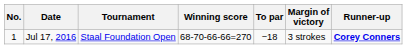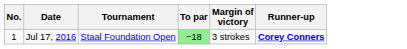- column: (216, 17)
(270, 37) no background -> (194, 37) lightgreen background
